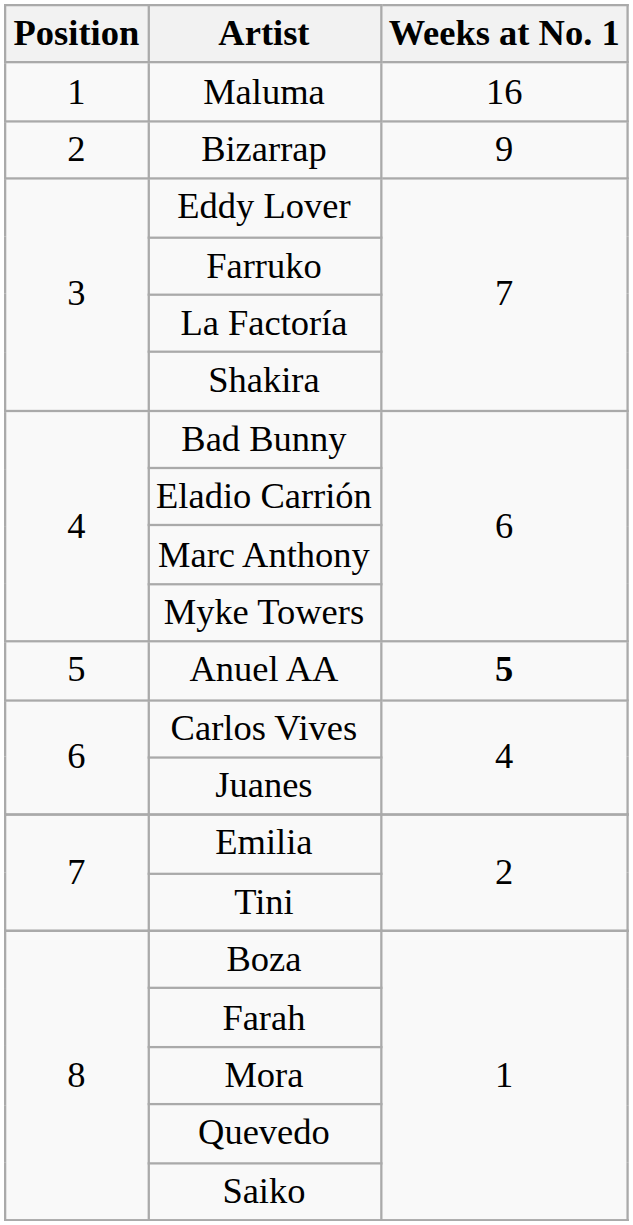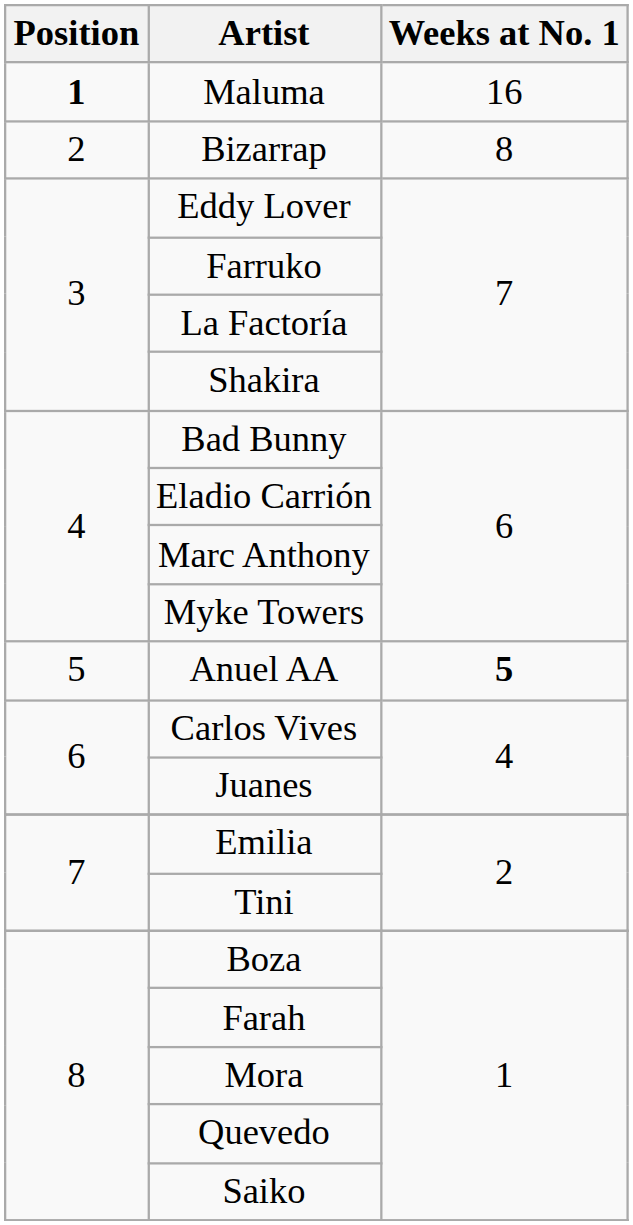(76, 91) normal -> (76, 91) bold
(504, 149) 9 -> (504, 149) 8
